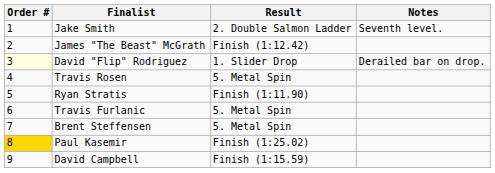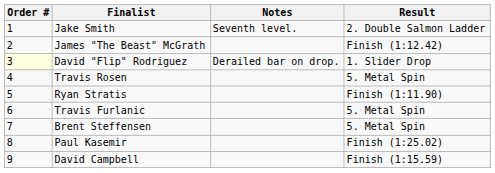columns swapped: (283, 13) <-> (423, 13)
(10, 143) gold background -> (10, 143) no background
